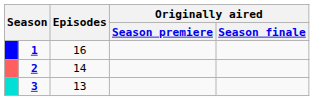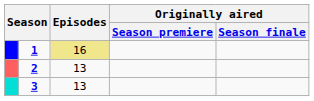(80, 50) no background -> (80, 50) khaki background
(80, 68) 14 -> (80, 68) 13
